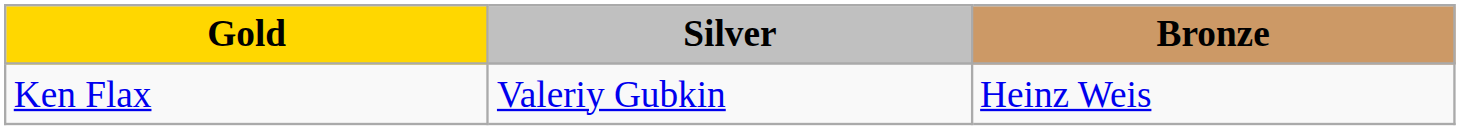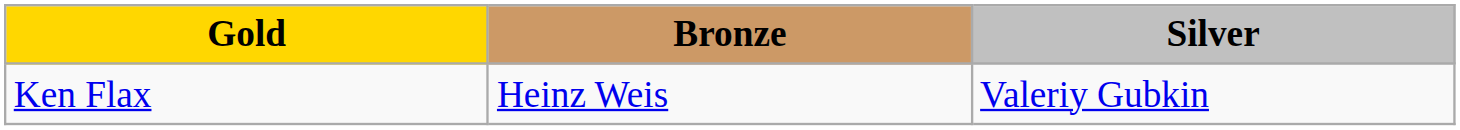columns swapped: (730, 34) <-> (1213, 34)
